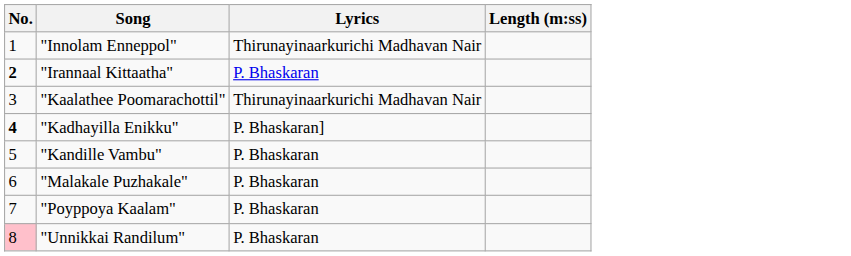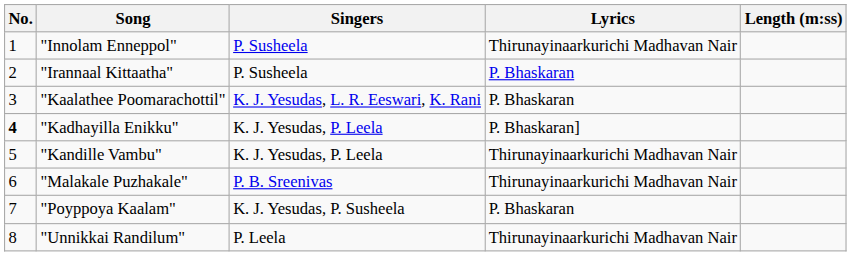+ column: (357, 18)
(13, 72) bold -> (13, 72) normal
(357, 100) Thirunayinaarkurichi Madhavan Nair -> (531, 100) P. Bhaskaran
(276, 154) P. Bhaskaran -> (613, 154) Thirunayinaarkurichi Madhavan Nair
(276, 182) P. Bhaskaran -> (613, 182) Thirunayinaarkurichi Madhavan Nair
(13, 236) pink background -> (13, 236) no background
(276, 236) P. Bhaskaran -> (613, 236) Thirunayinaarkurichi Madhavan Nair
